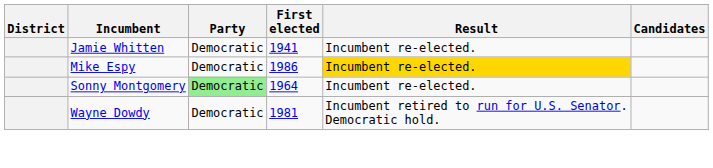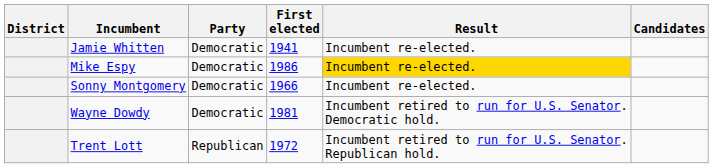(228, 86) lightgreen background -> (228, 86) no background
(284, 86) 1964 -> (284, 86) 1966
+ row: (107, 146)
